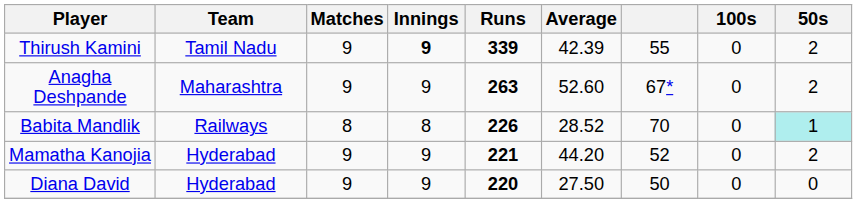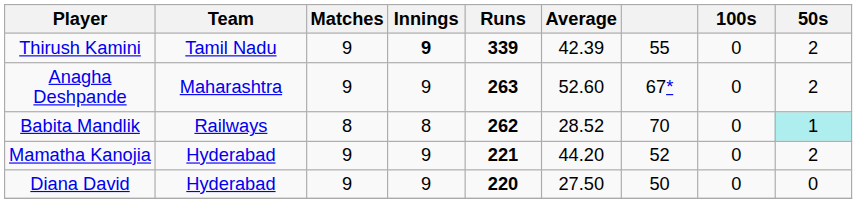(503, 126) 226 -> (503, 126) 262
